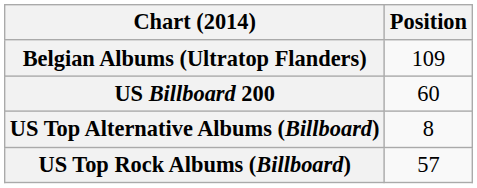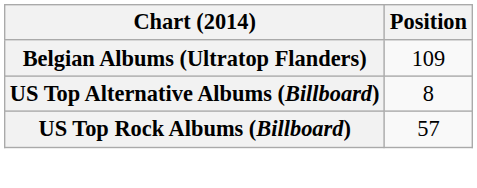- row: (195, 93)
